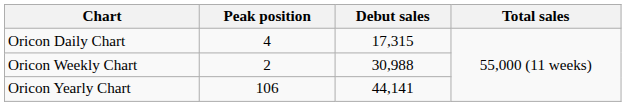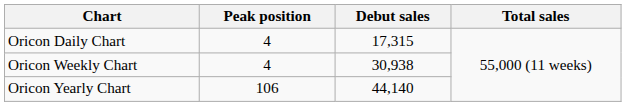(267, 64) 2 -> (267, 64) 4
(393, 64) 30,988 -> (393, 64) 30,938
(393, 88) 44,141 -> (393, 88) 44,140
